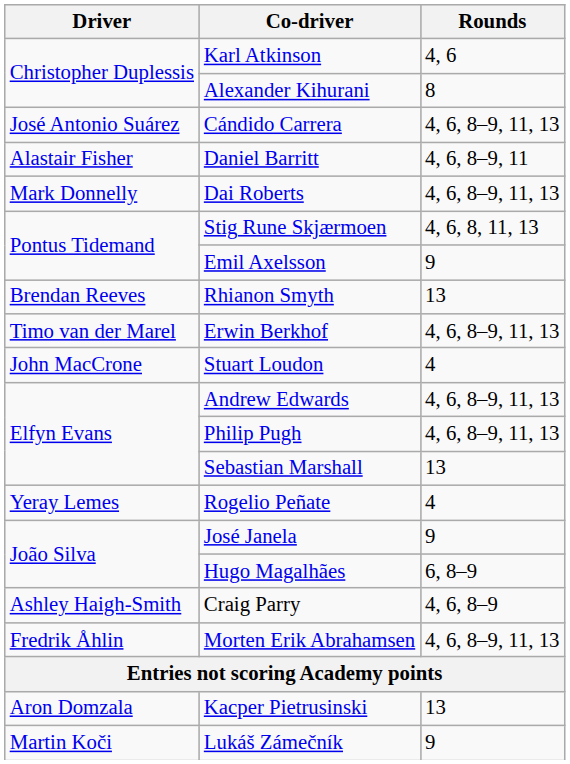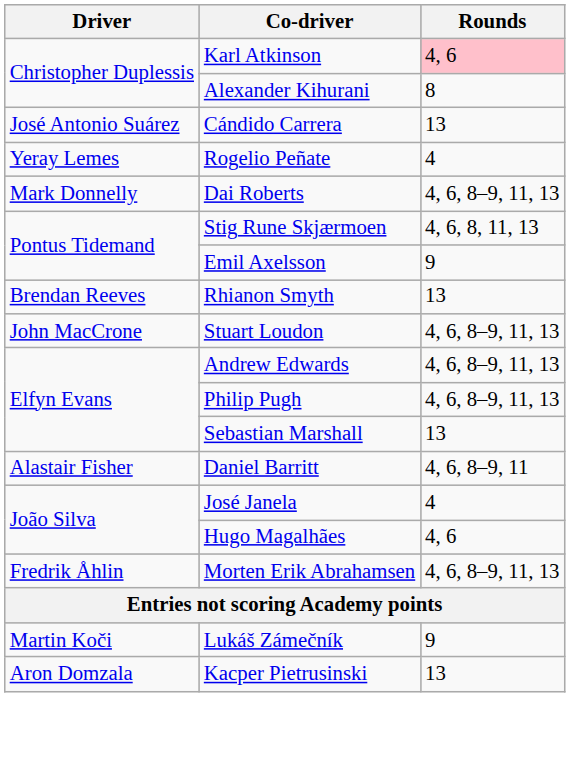(441, 55) no background -> (441, 55) pink background
(492, 124) 4, 6, 8–9, 11, 13 -> (435, 124) 13
rows swapped: (261, 158) <-> (267, 501)
- row: (266, 330)
(430, 364) 4 -> (492, 330) 4, 6, 8–9, 11, 13
(430, 536) 9 -> (430, 501) 4
(451, 570) 6, 8–9 -> (441, 536) 4, 6
- row: (252, 604)
rows swapped: (273, 742) <-> (286, 707)
